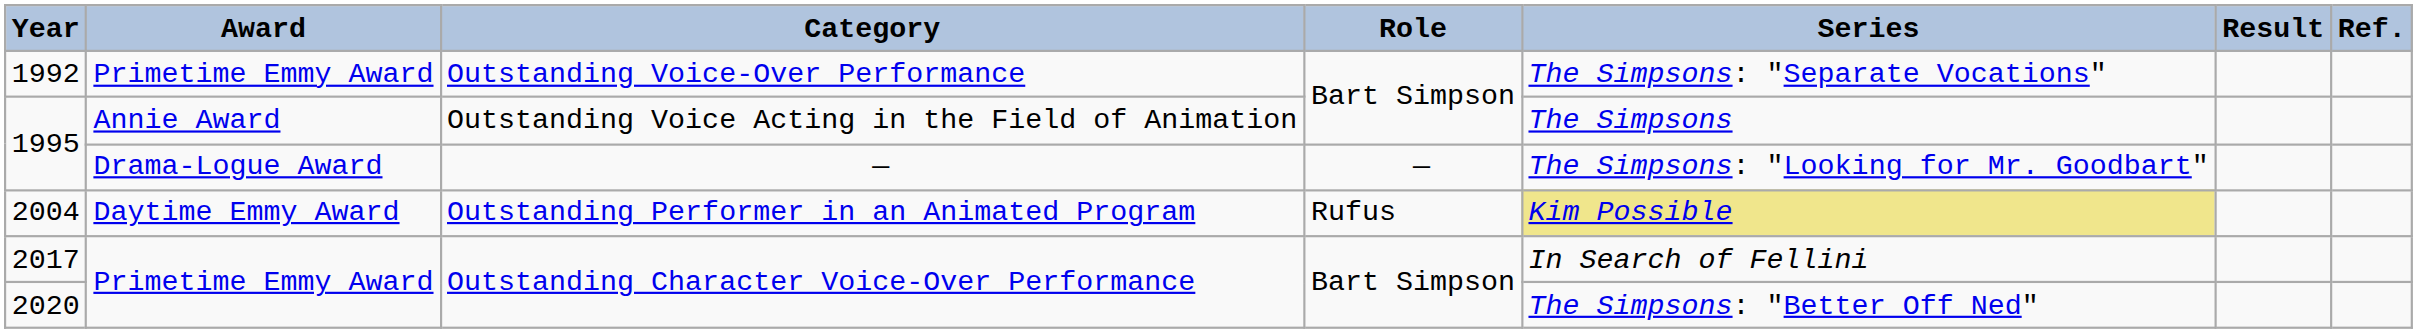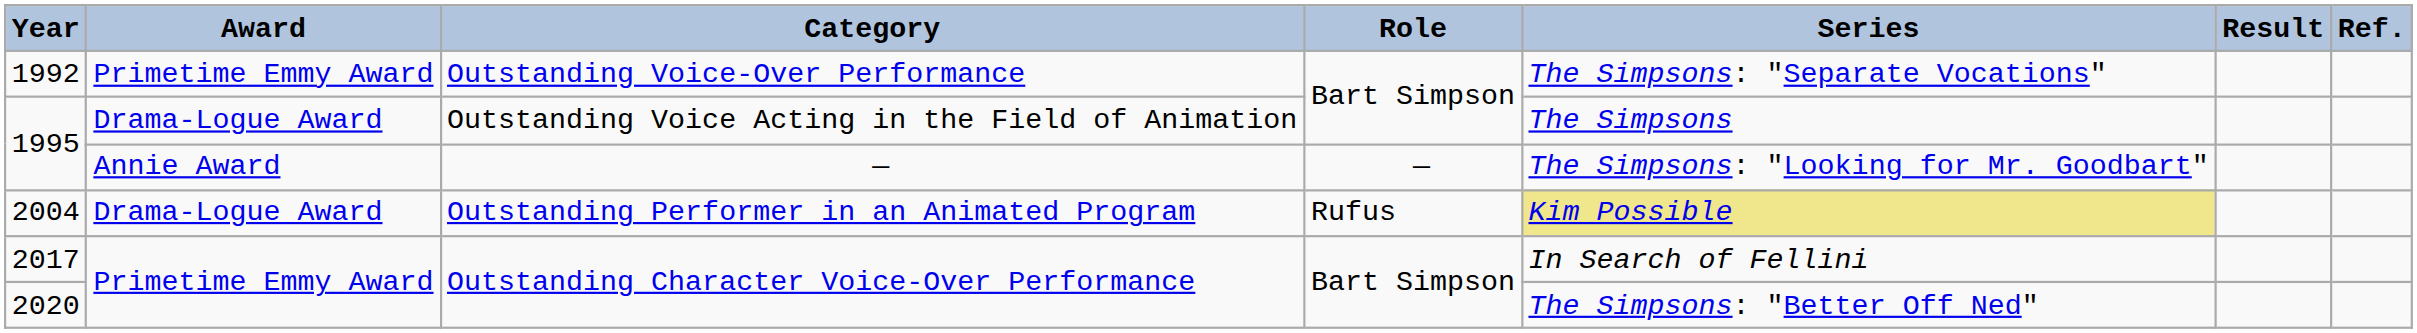(187, 121) Annie Award -> (238, 121) Drama-Logue Award
(238, 167) Drama-Logue Award -> (187, 167) Annie Award
(246, 213) Daytime Emmy Award -> (238, 213) Drama-Logue Award
